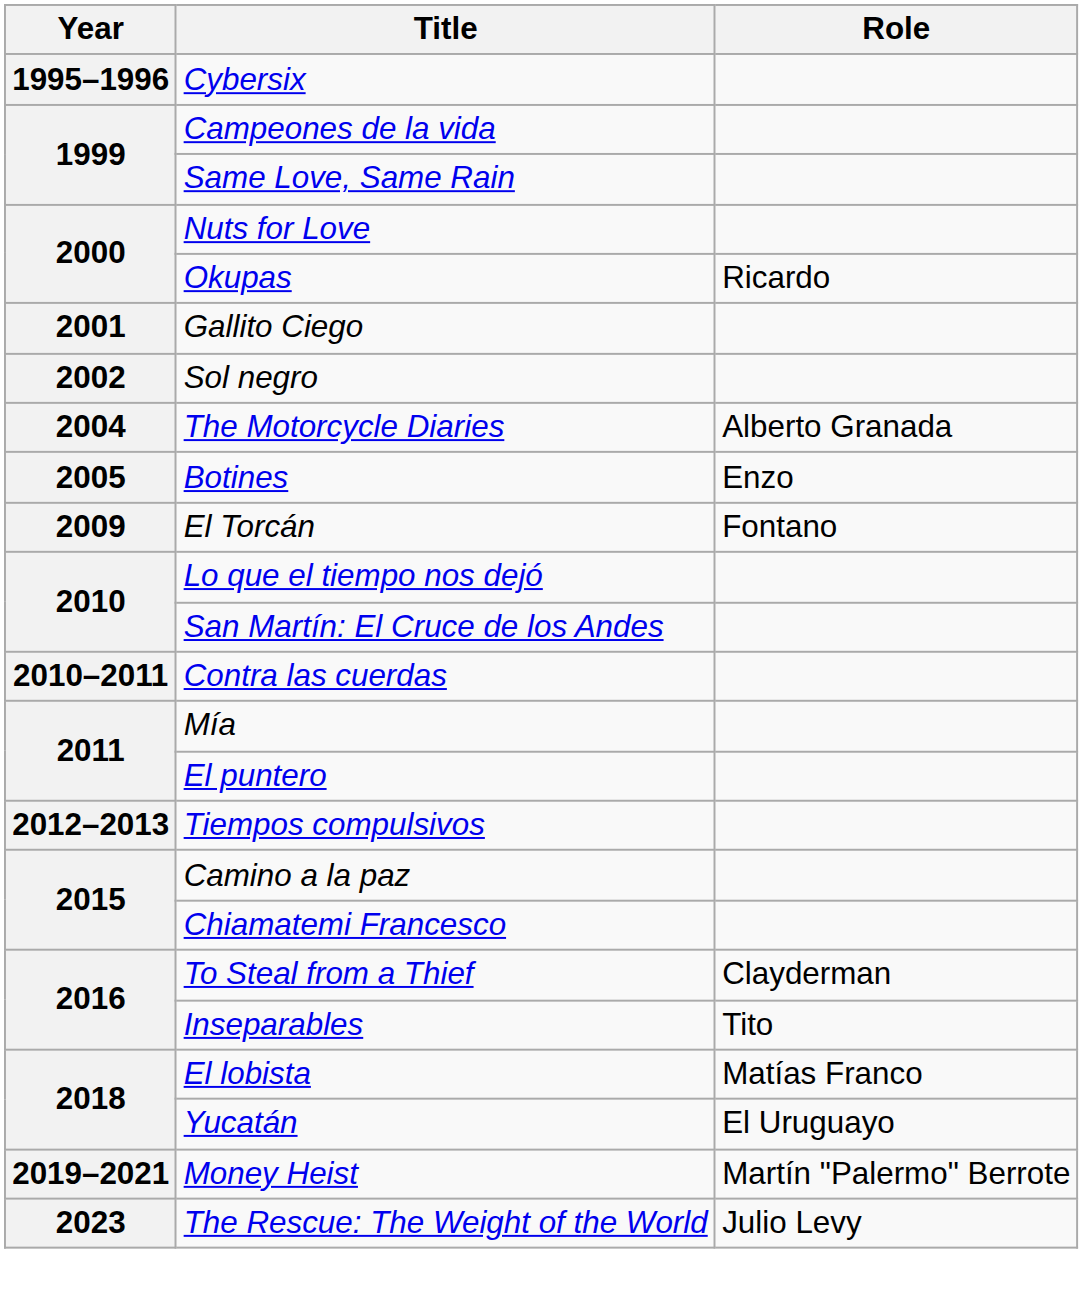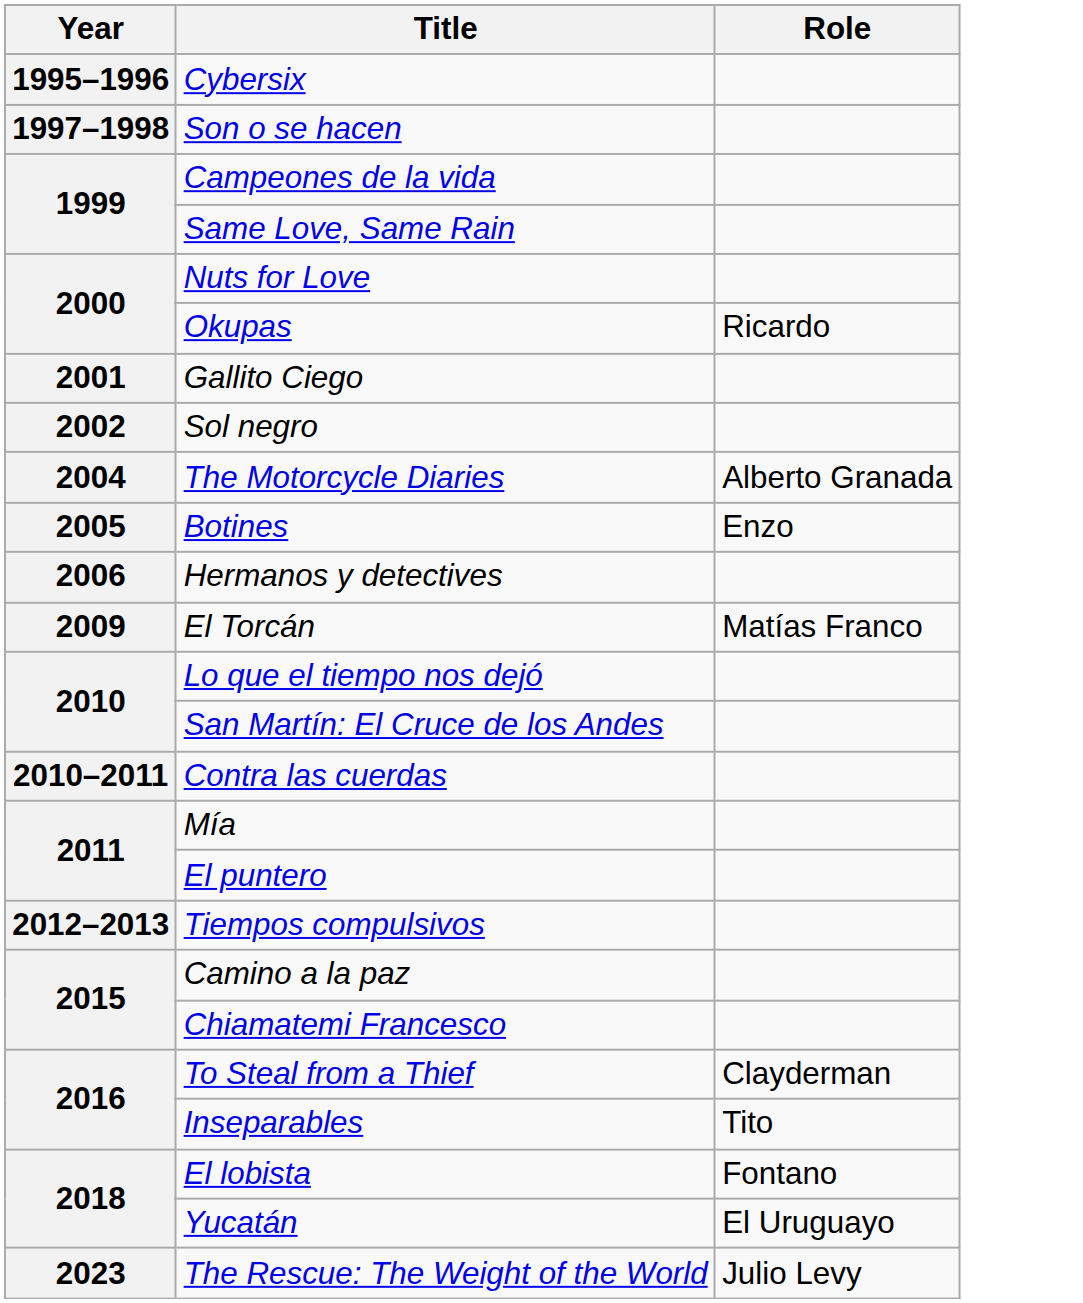+ row: (293, 128)
+ row: (343, 576)
(780, 526) Fontano -> (822, 626) Matías Franco
(822, 1073) Matías Franco -> (780, 1173) Fontano
- row: (271, 1173)
